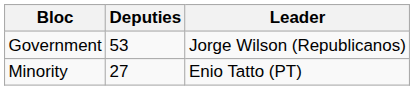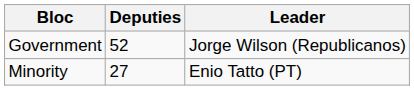(119, 44) 53 -> (119, 44) 52
